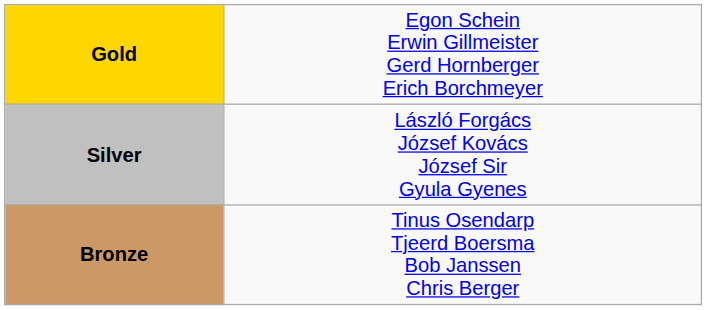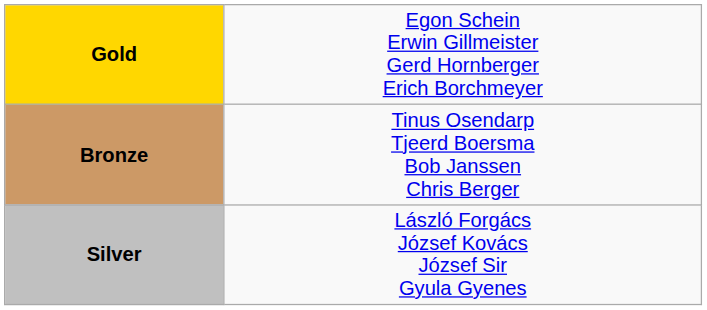rows swapped: (114, 154) <-> (114, 254)
